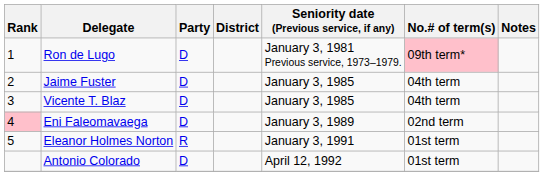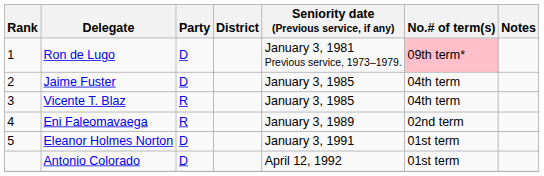(184, 101) D -> (184, 101) R
(11, 121) pink background -> (11, 121) no background
(184, 121) D -> (184, 121) R
(184, 141) R -> (184, 141) D
